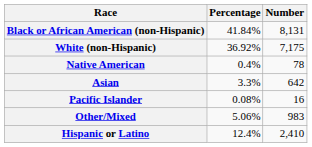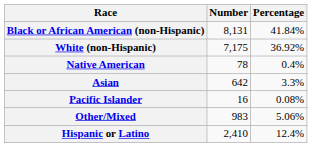columns swapped: (285, 13) <-> (235, 13)
